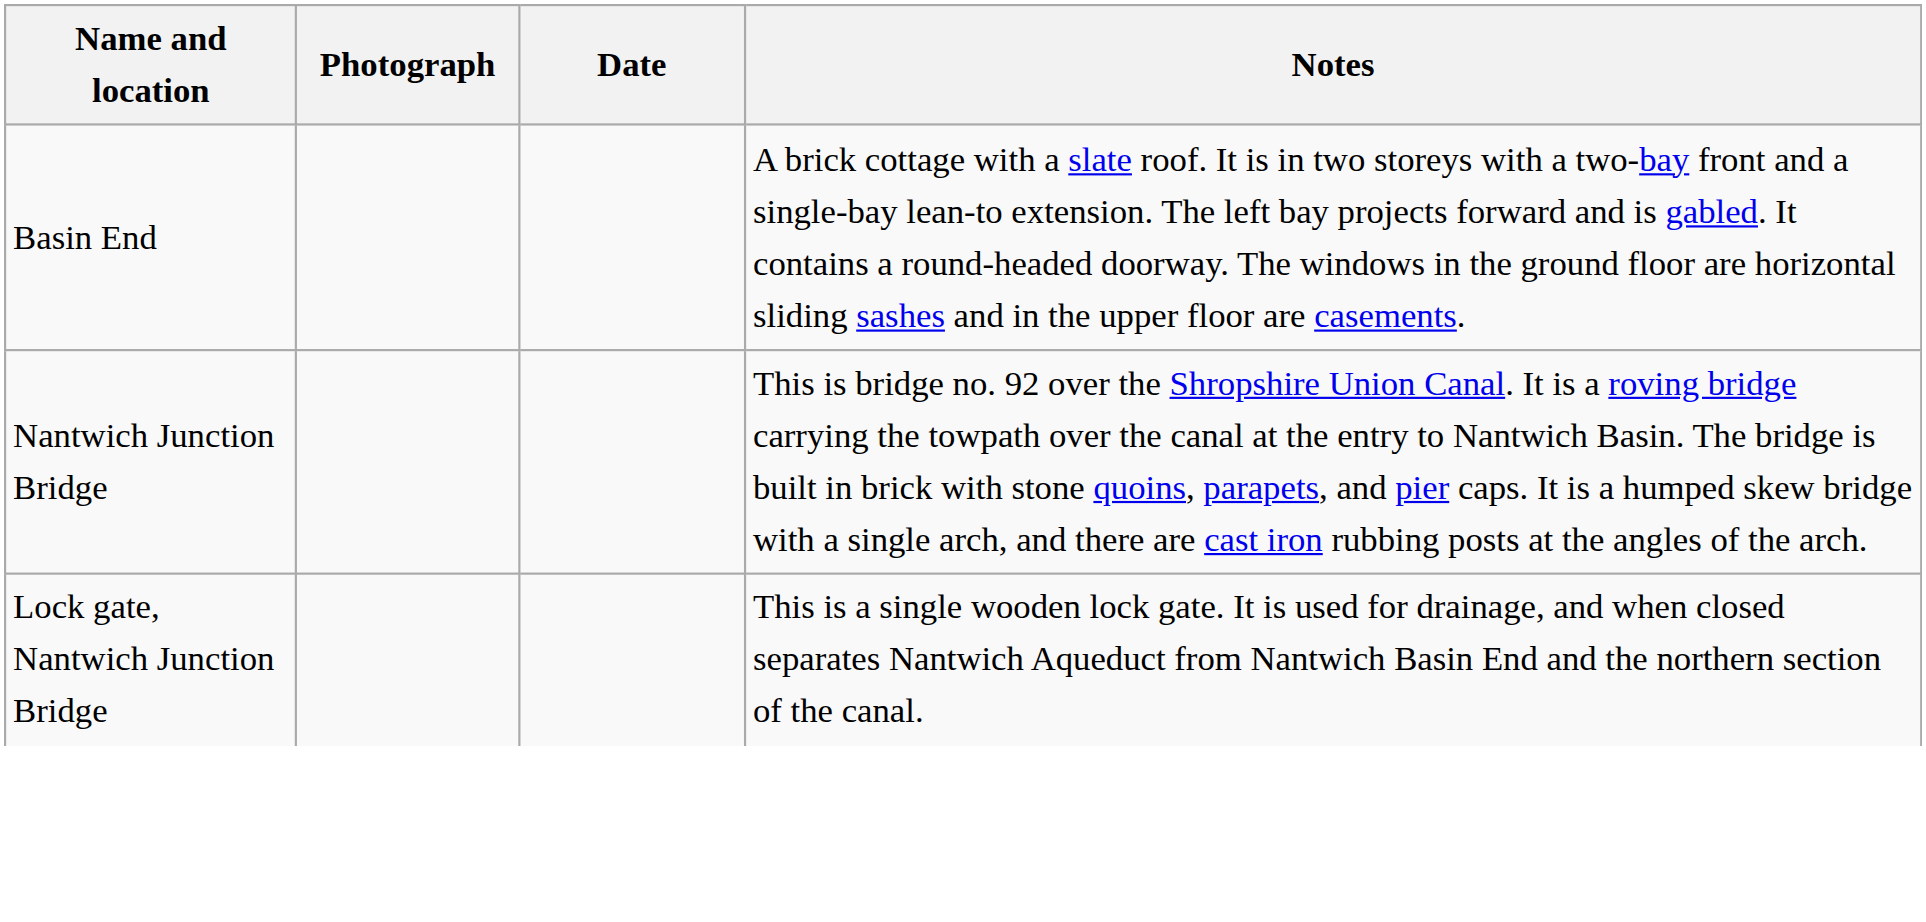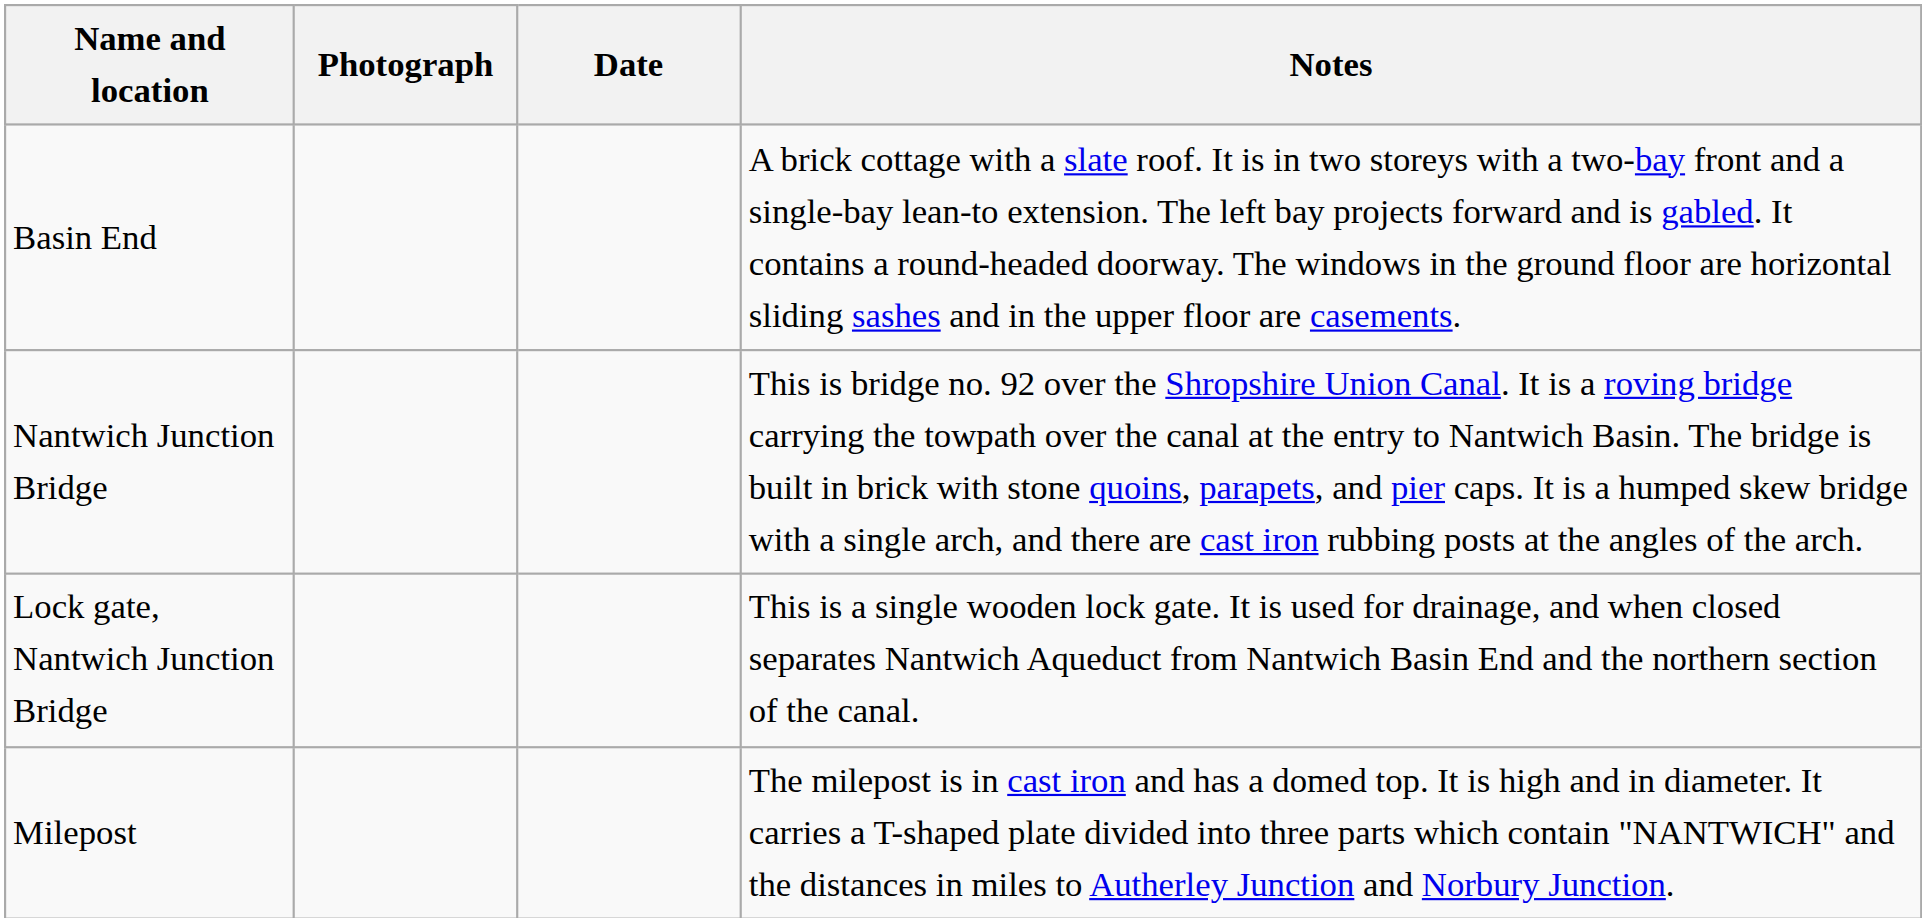+ row: (75, 831)
